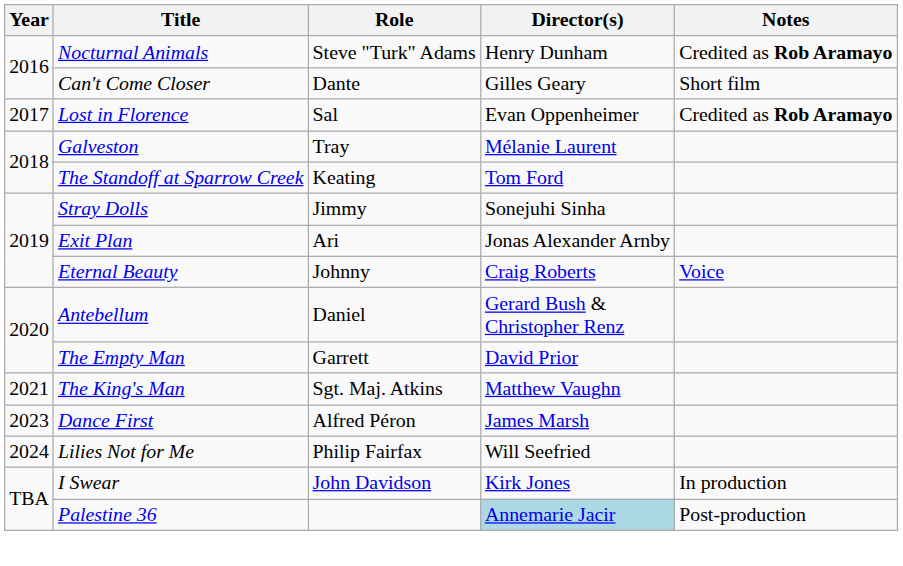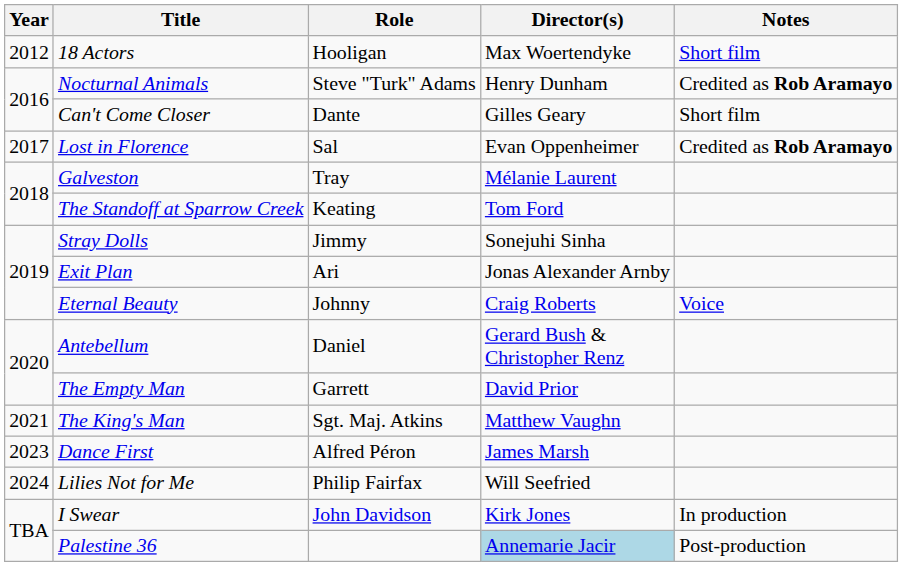+ row: (96, 51)
